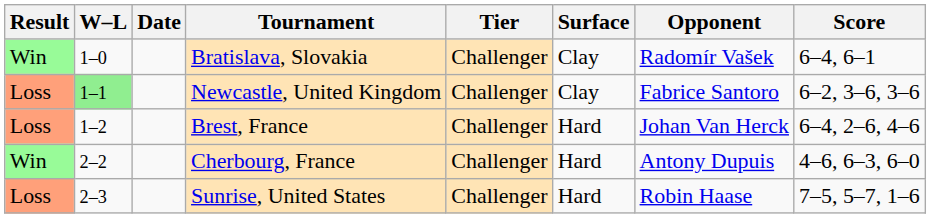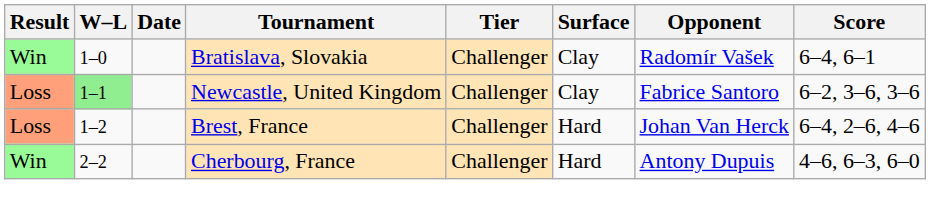- row: (288, 195)
